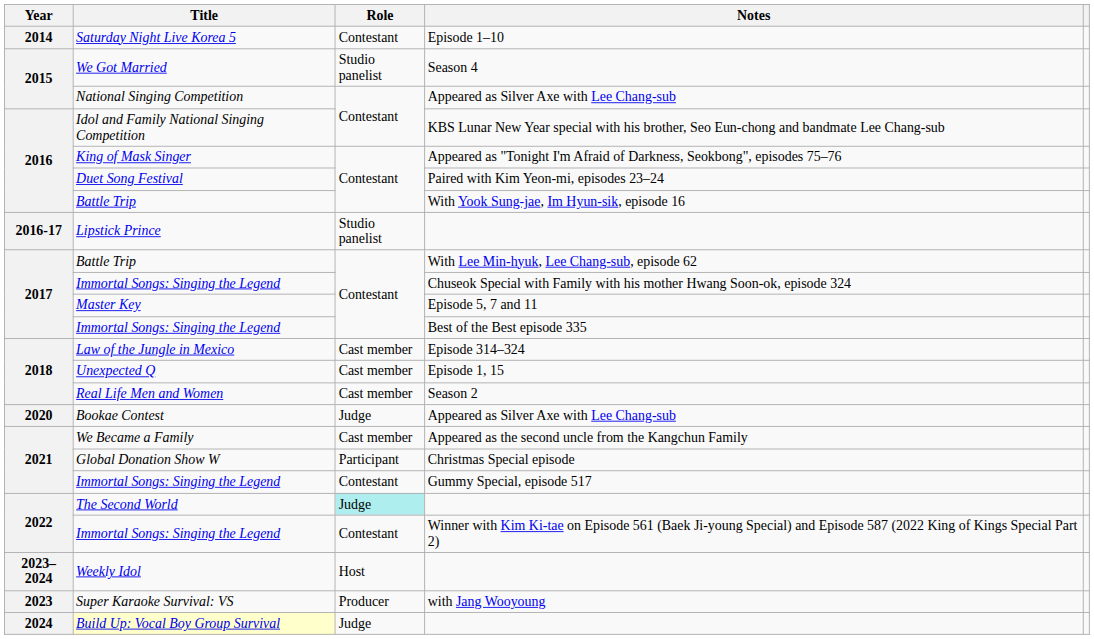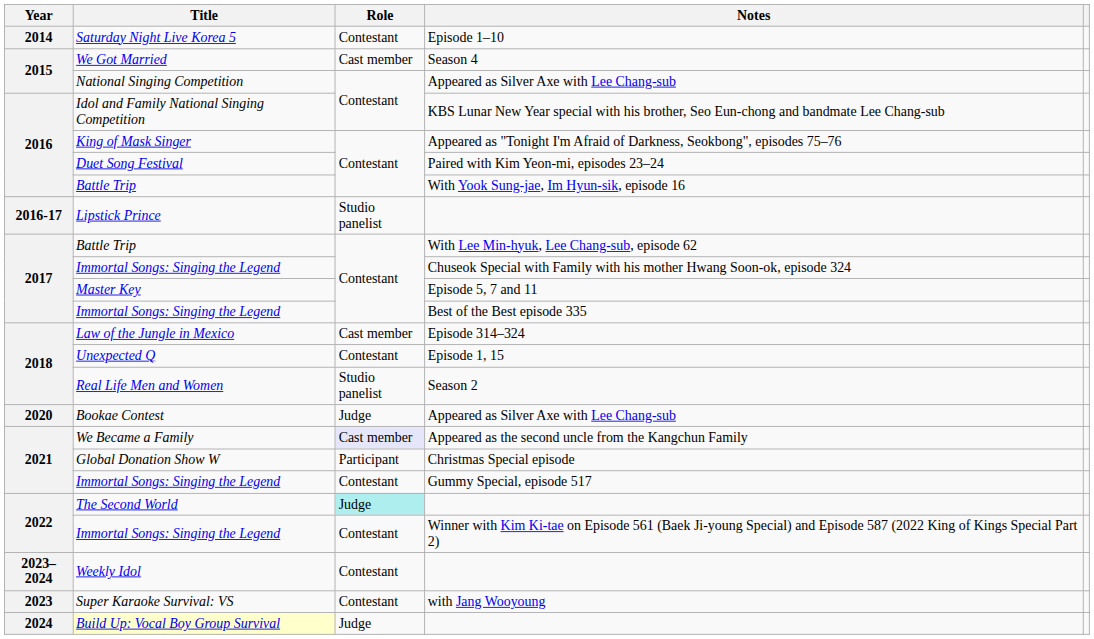(360, 67) Studio panelist -> (376, 59) Cast member
(376, 371) Cast member -> (368, 355) Contestant
(376, 393) Cast member -> (360, 385) Studio panelist
(376, 437) no background -> (376, 437) lavender background
(352, 571) Host -> (368, 571) Contestant
(364, 601) Producer -> (368, 601) Contestant
